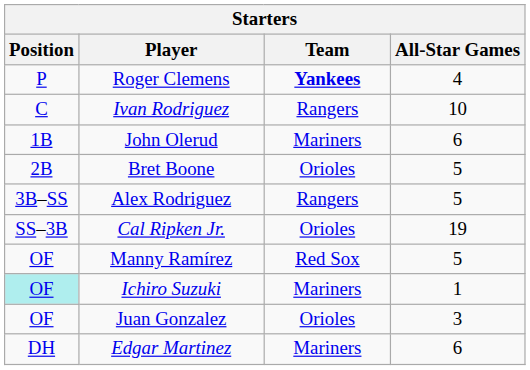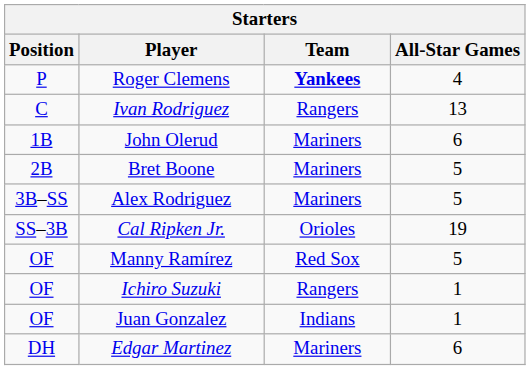(458, 109) 10 -> (458, 109) 13
(327, 169) Orioles -> (327, 169) Mariners
(327, 199) Rangers -> (327, 199) Mariners
(41, 288) paleturquoise background -> (41, 288) no background
(327, 288) Mariners -> (327, 288) Rangers
(327, 318) Orioles -> (327, 318) Indians
(458, 318) 3 -> (458, 318) 1
